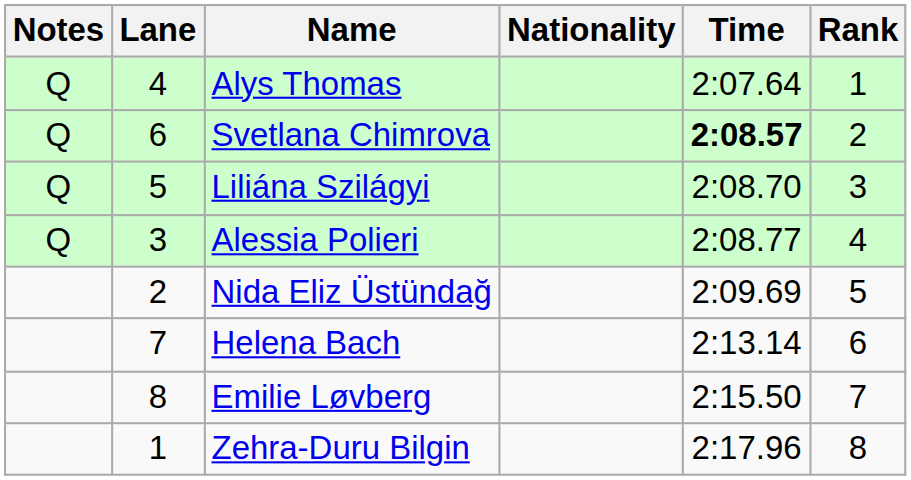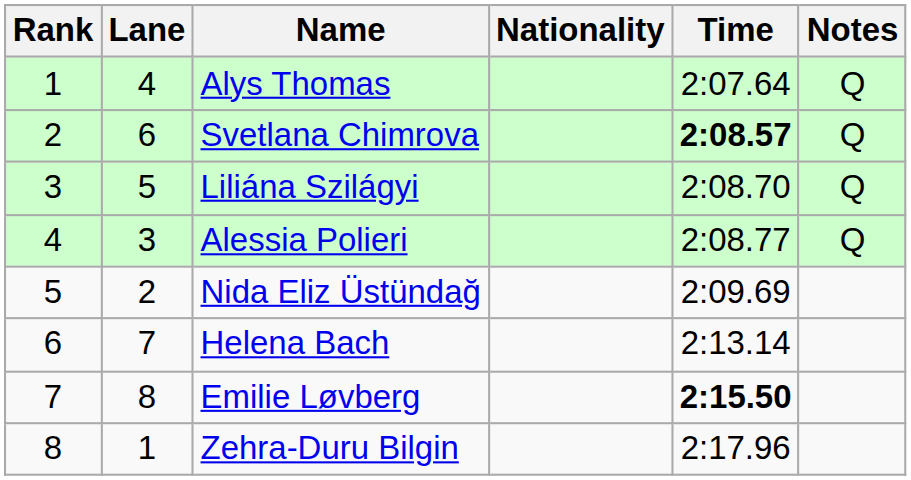columns swapped: (858, 30) <-> (58, 30)
(747, 396) normal -> (736, 396) bold
